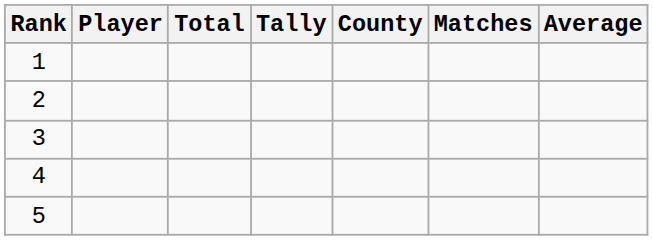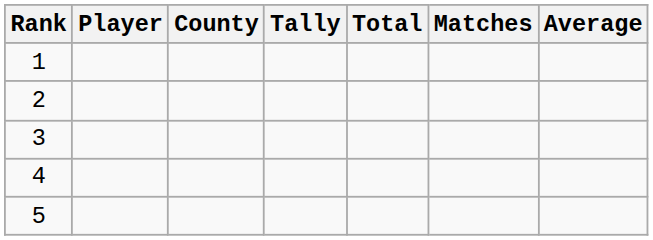columns swapped: (380, 24) <-> (209, 24)
